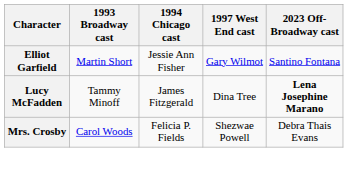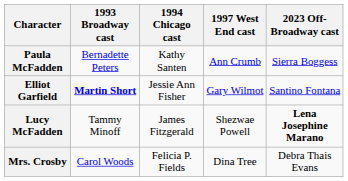+ row: (37, 60)
(104, 60) normal -> (105, 90) bold
(235, 96) Dina Tree -> (235, 126) Shezwae Powell
(235, 132) Shezwae Powell -> (235, 161) Dina Tree
